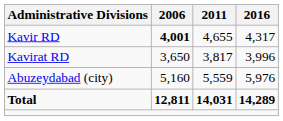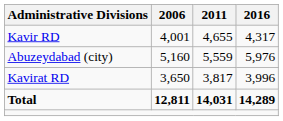(175, 36) bold -> (175, 36) normal
rows swapped: (38, 57) <-> (60, 78)
